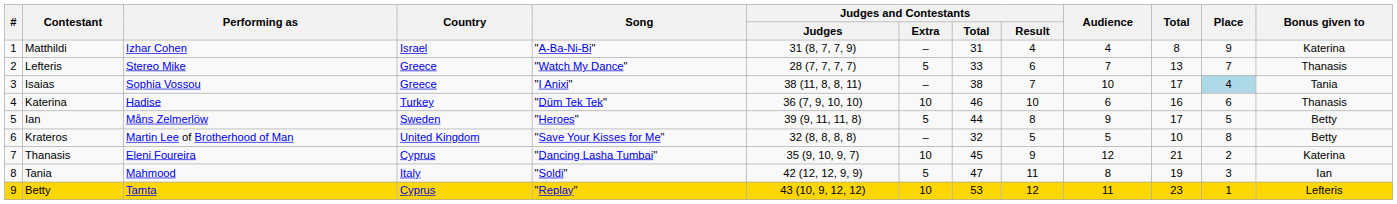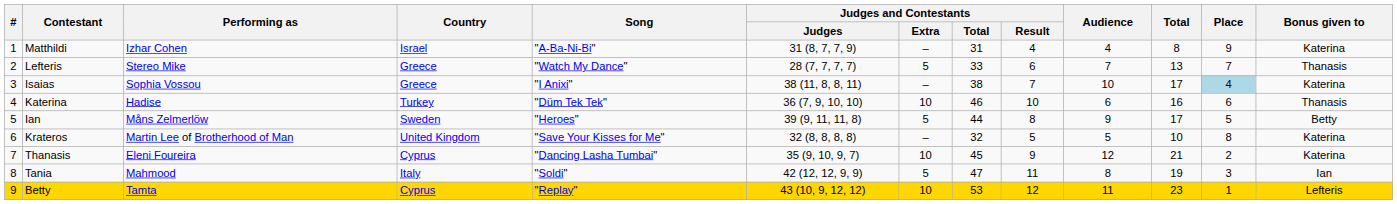(1324, 84) Tania -> (1324, 84) Katerina
(1324, 137) Betty -> (1324, 137) Katerina
